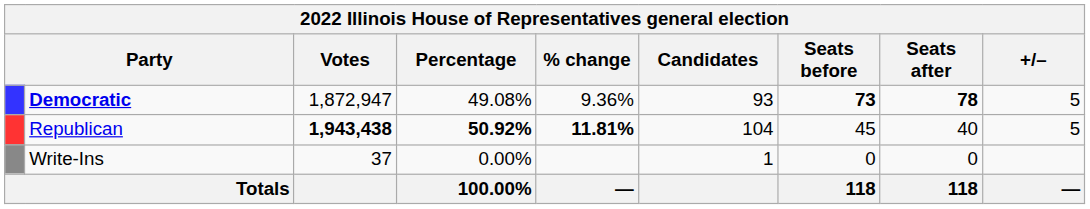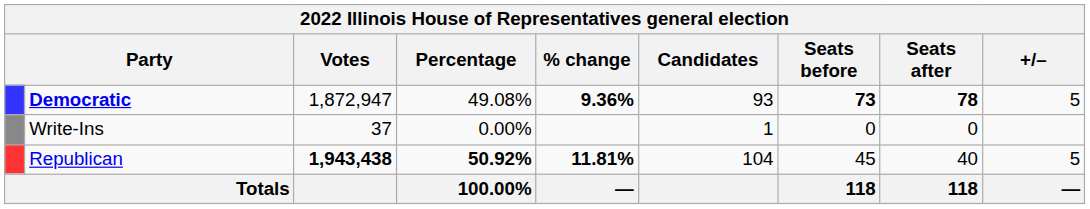(607, 99) normal -> (607, 99) bold
rows swapped: (76, 129) <-> (66, 159)
